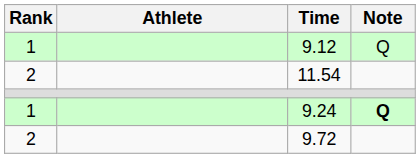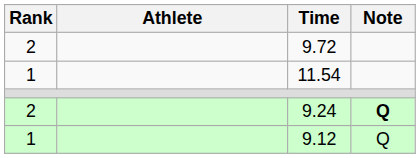rows swapped: (319, 46) <-> (319, 139)
(31, 74) 2 -> (31, 74) 1
(31, 111) 1 -> (31, 111) 2
